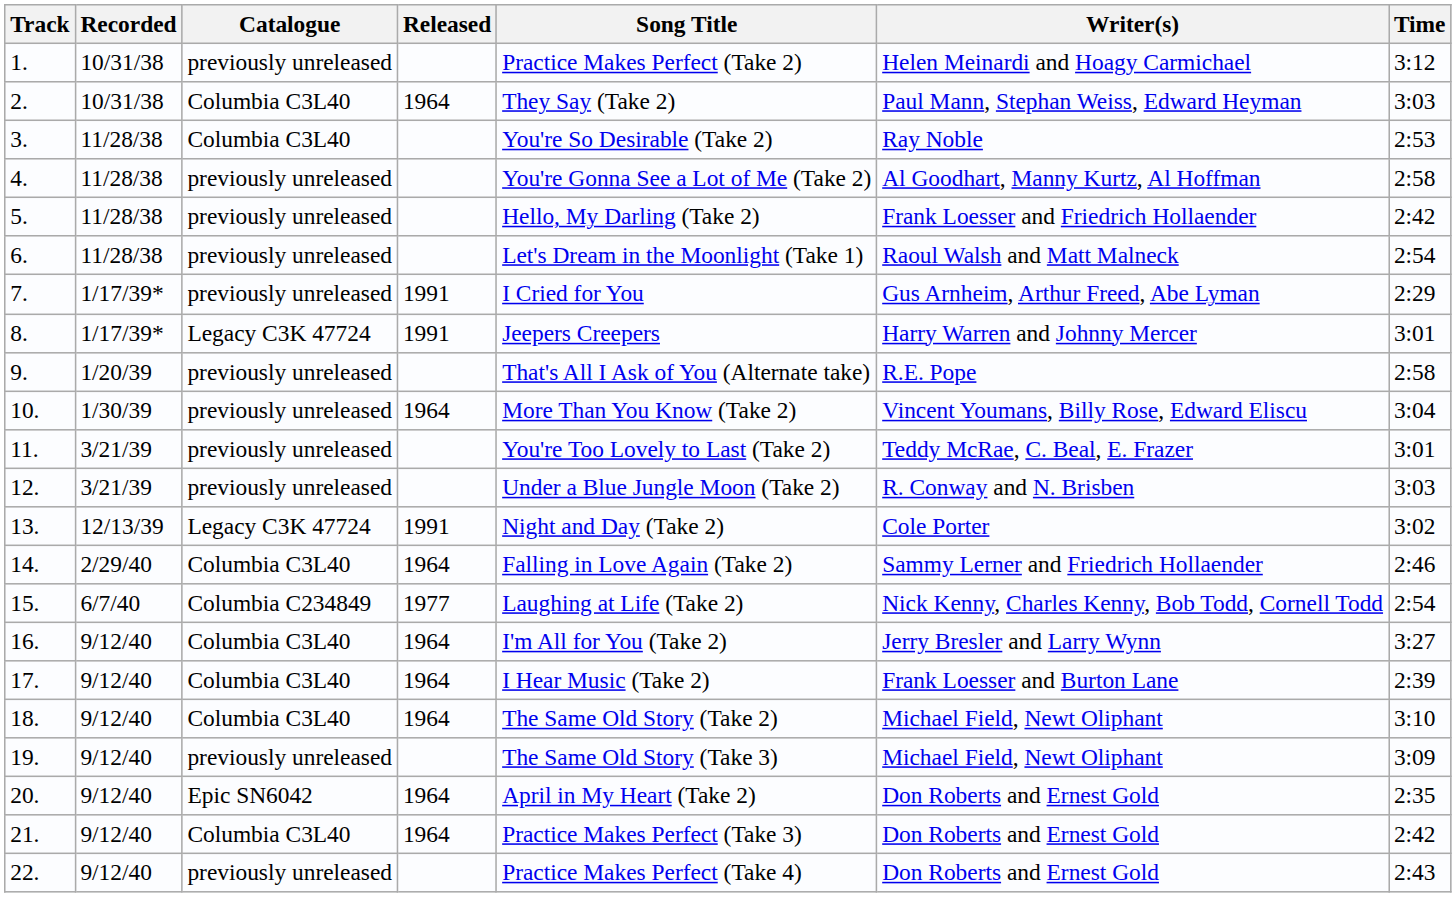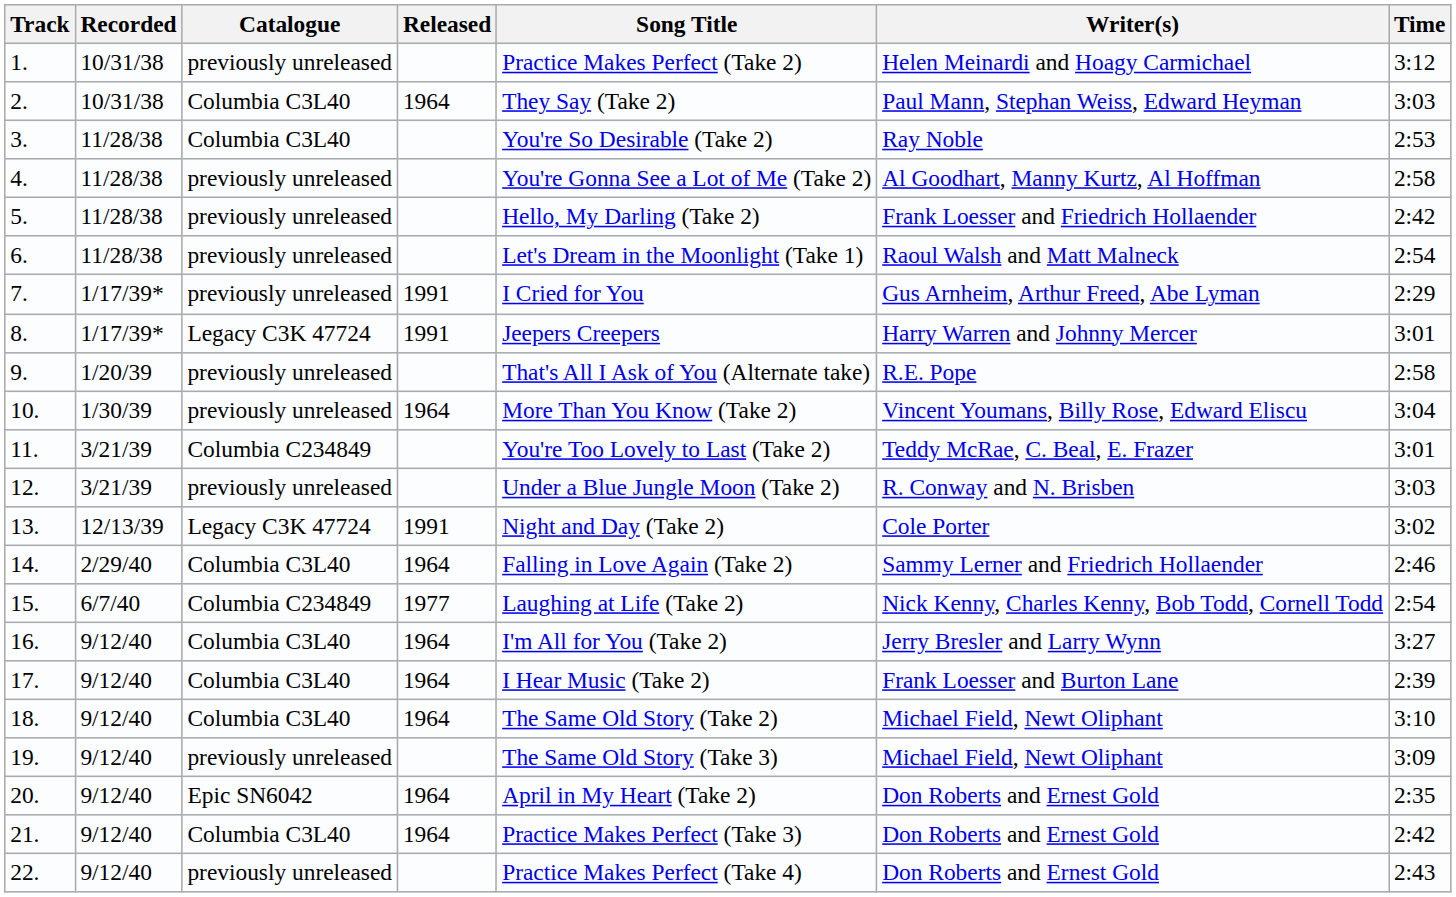(290, 448) previously unreleased -> (279, 448) Columbia C234849
